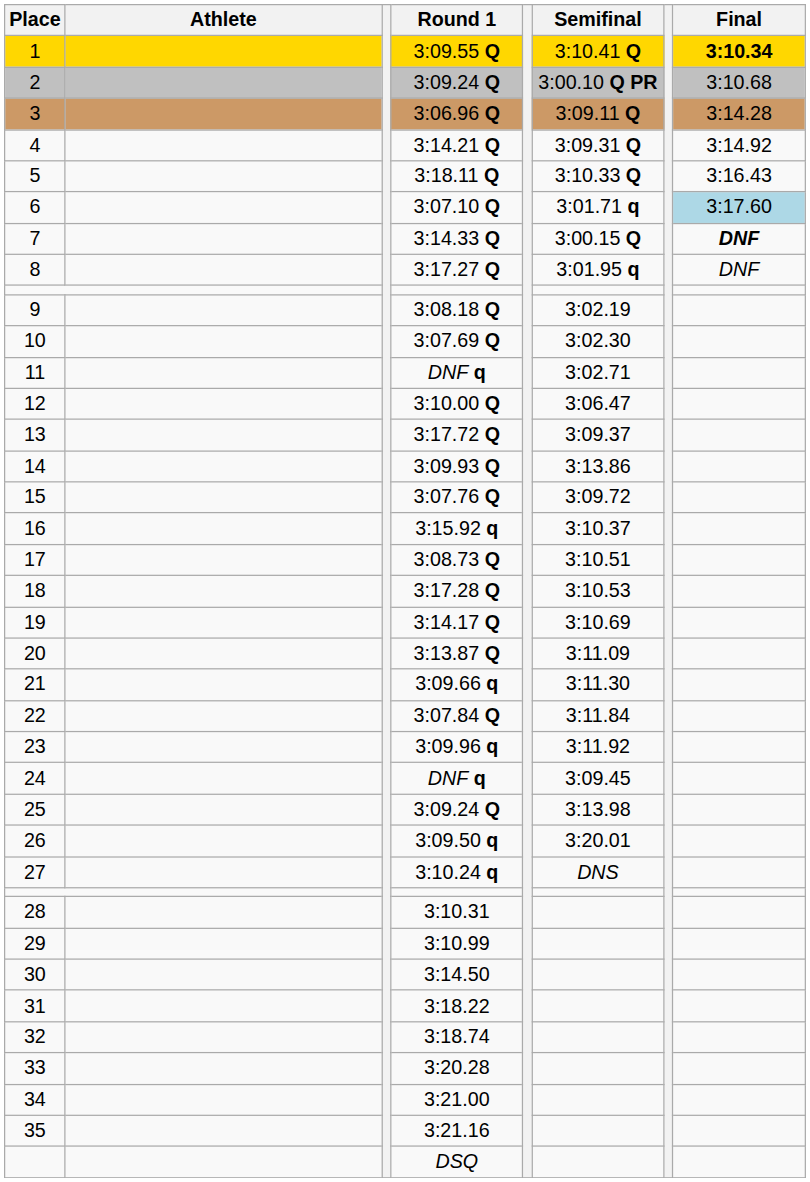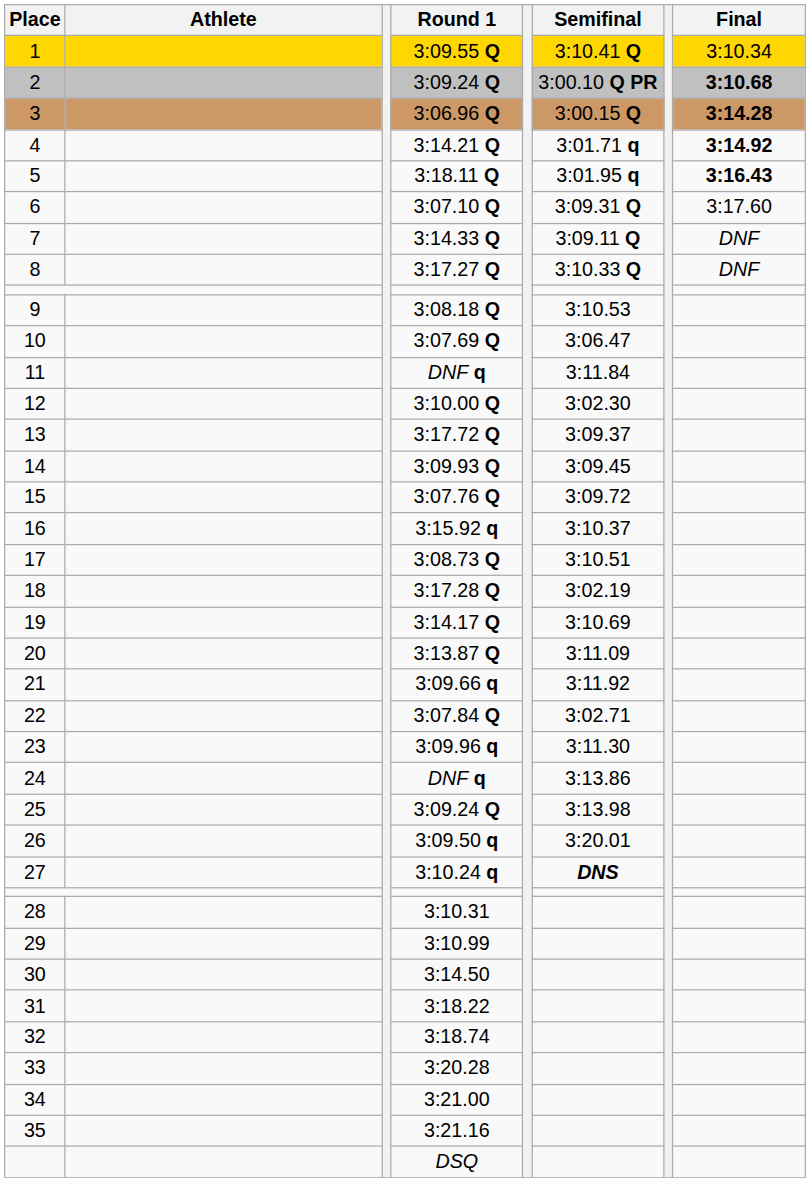(739, 51) bold -> (739, 51) normal
(739, 82) normal -> (739, 82) bold
(598, 113) 3:09.11 Q -> (598, 113) 3:00.15 Q
(739, 113) normal -> (739, 113) bold
(598, 144) 3:09.31 Q -> (598, 144) 3:01.71 q
(739, 144) normal -> (739, 144) bold
(598, 176) 3:10.33 Q -> (598, 176) 3:01.95 q
(739, 176) normal -> (739, 176) bold
(598, 207) 3:01.71 q -> (598, 207) 3:09.31 Q
(739, 207) lightblue background -> (739, 207) no background
(598, 238) 3:00.15 Q -> (598, 238) 3:09.11 Q
(739, 238) bold -> (739, 238) normal
(598, 269) 3:01.95 q -> (598, 269) 3:10.33 Q
(598, 310) 3:02.19 -> (598, 310) 3:10.53
(598, 341) 3:02.30 -> (598, 341) 3:06.47
(598, 372) 3:02.71 -> (598, 372) 3:11.84
(598, 403) 3:06.47 -> (598, 403) 3:02.30
(598, 466) 3:13.86 -> (598, 466) 3:09.45
(598, 590) 3:10.53 -> (598, 590) 3:02.19
(598, 684) 3:11.30 -> (598, 684) 3:11.92
(598, 715) 3:11.84 -> (598, 715) 3:02.71
(598, 747) 3:11.92 -> (598, 747) 3:11.30
(598, 778) 3:09.45 -> (598, 778) 3:13.86
(598, 871) normal -> (598, 871) bold
